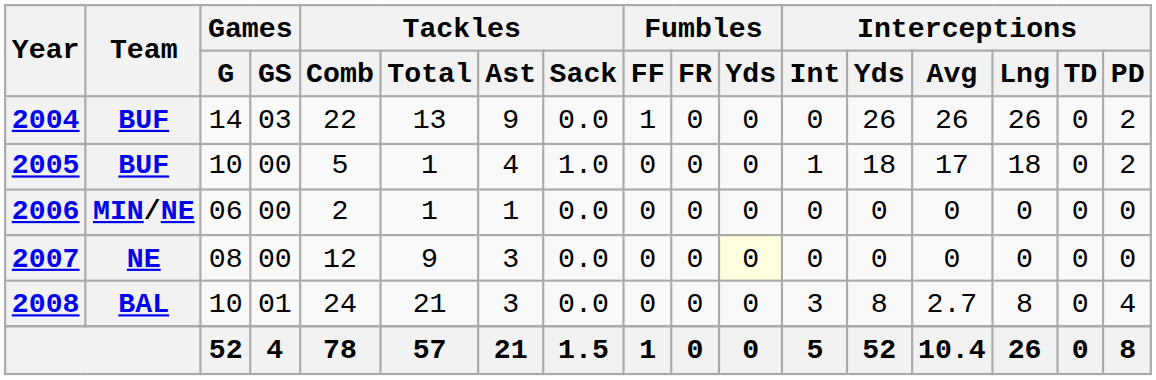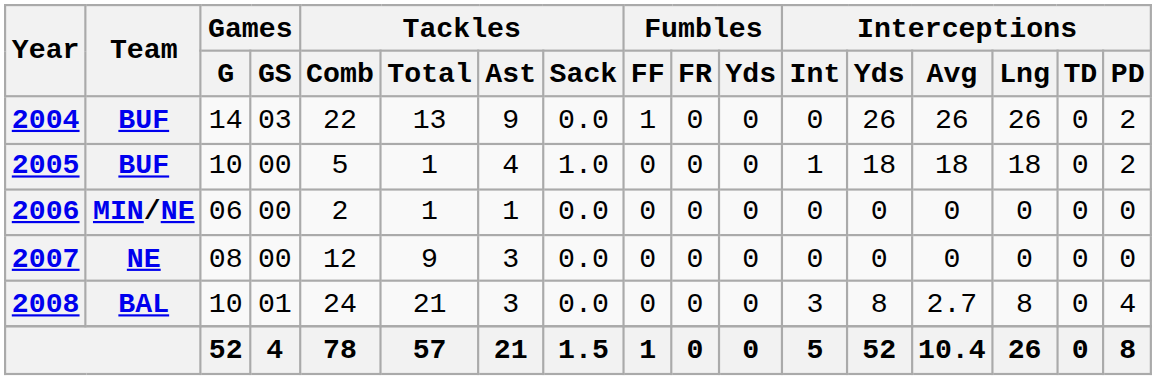(952, 166) 17 -> (952, 166) 18
(751, 258) lightyellow background -> (751, 258) no background
